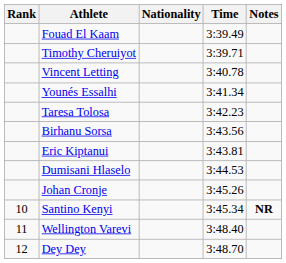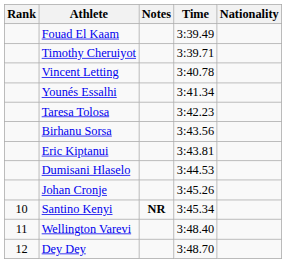columns swapped: (171, 14) <-> (264, 14)
